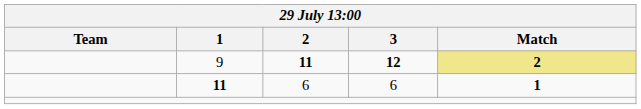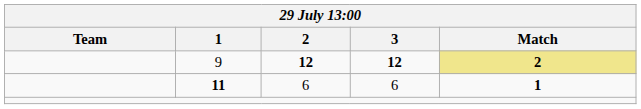(306, 62) 11 -> (306, 62) 12
